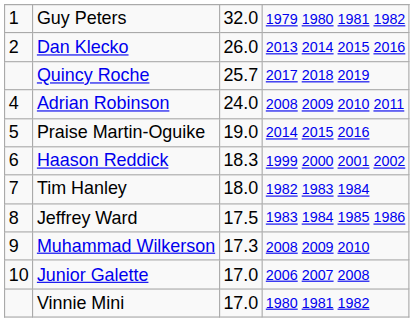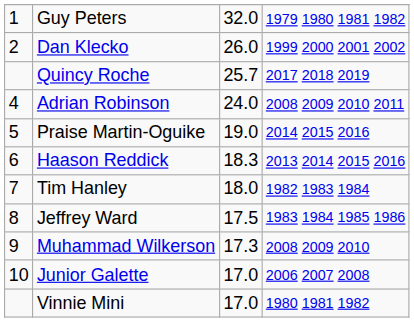(336, 47) 2013 2014 2015 2016 -> (336, 47) 1999 2000 2001 2002
(336, 161) 1999 2000 2001 2002 -> (336, 161) 2013 2014 2015 2016
